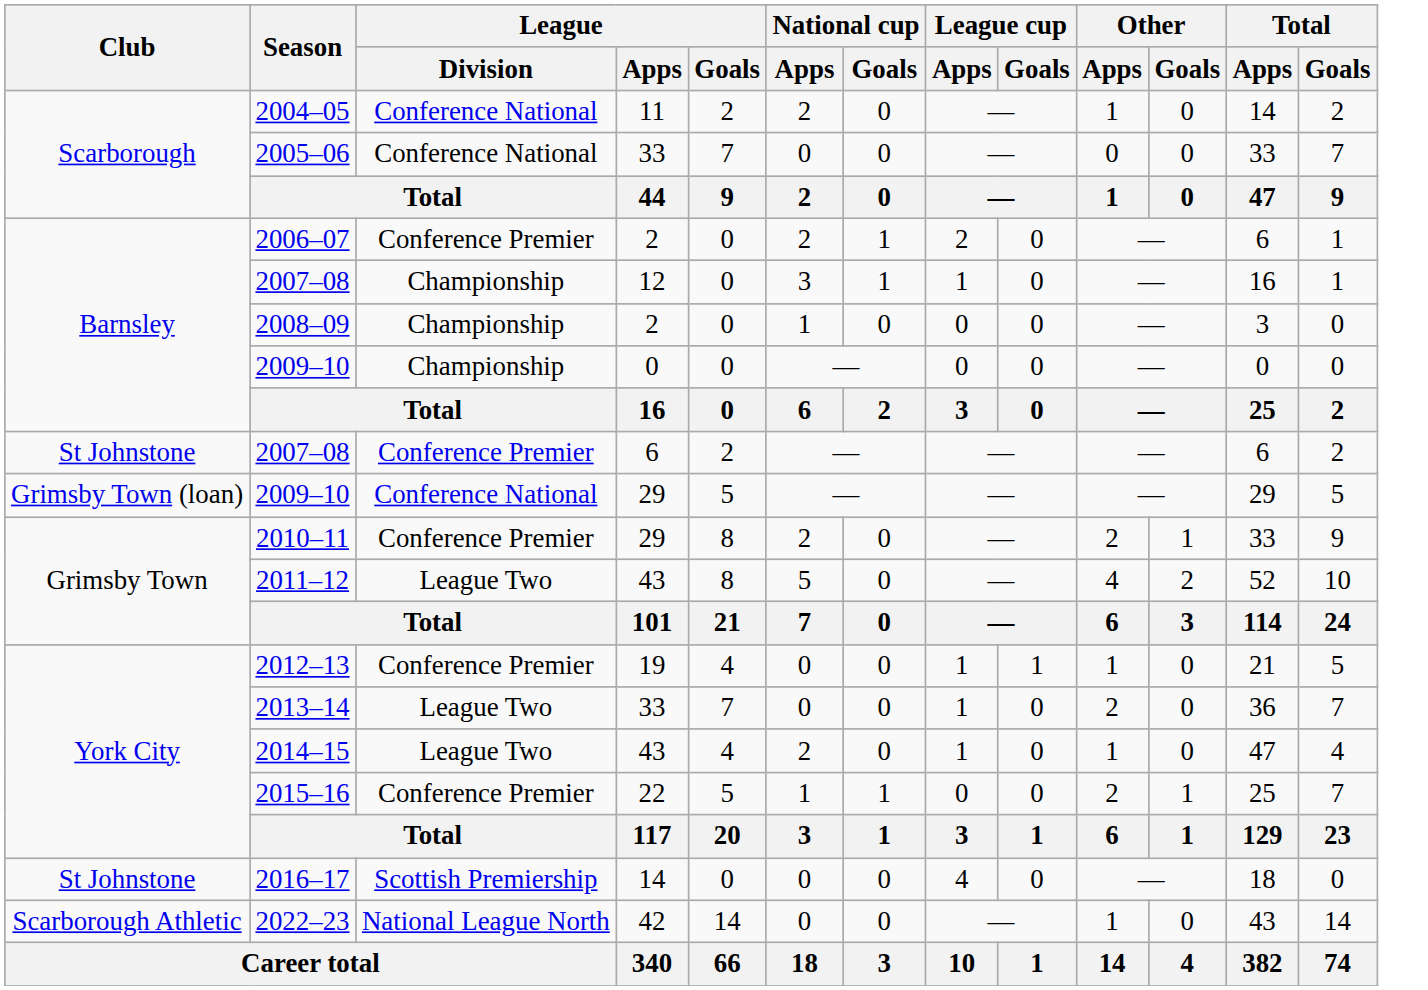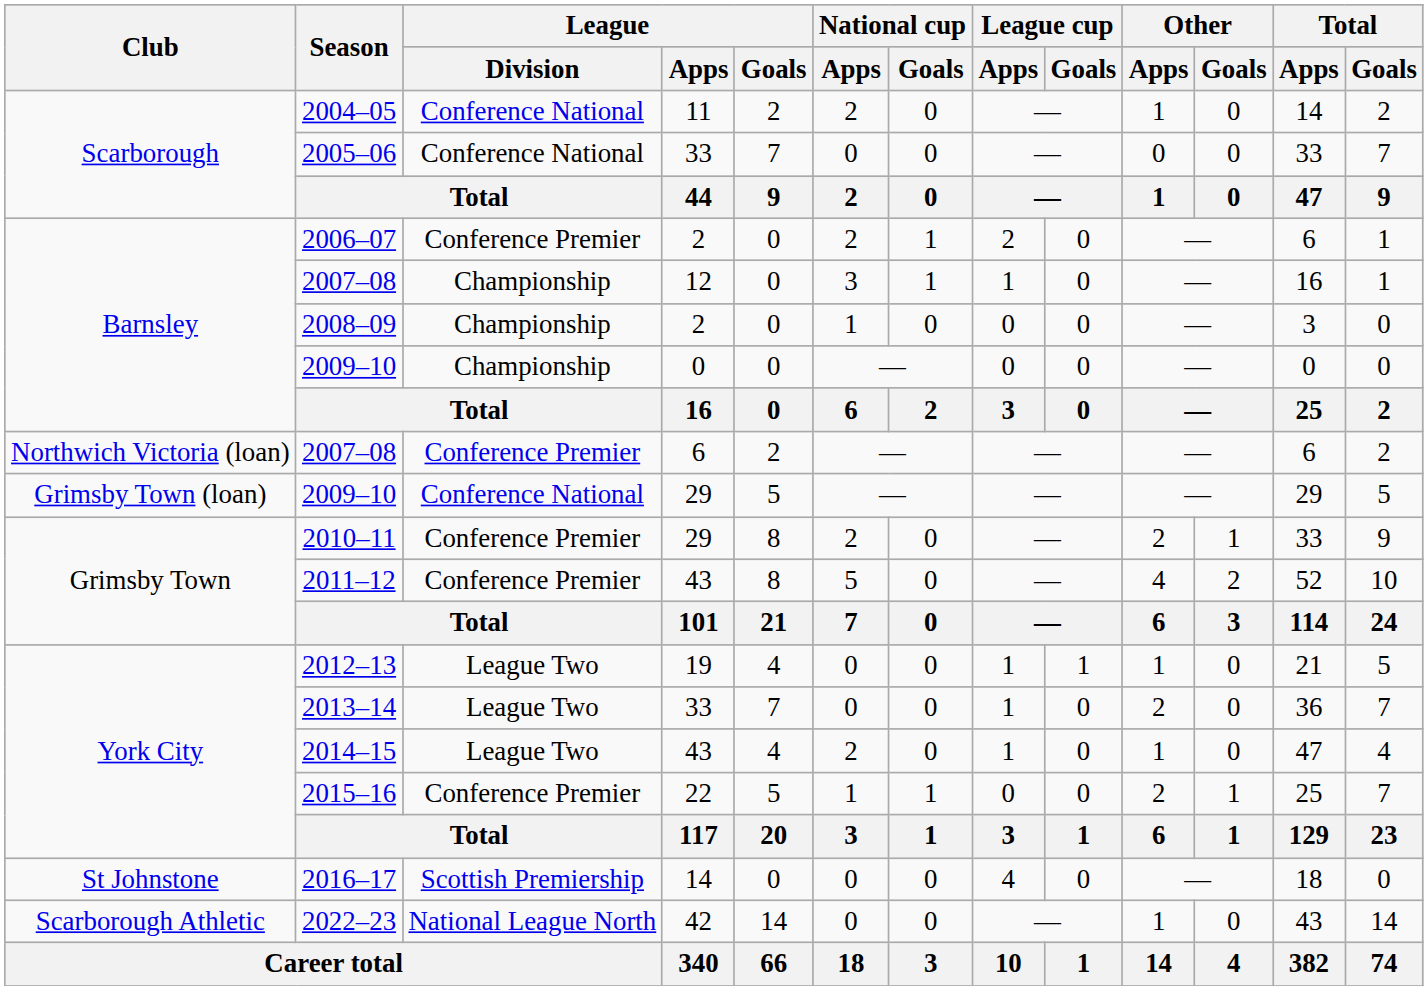(127, 452) St Johnstone -> (150, 452) Northwich Victoria (loan)
(486, 580) League Two -> (532, 580) Conference Premier
(486, 665) Conference Premier -> (532, 665) League Two
